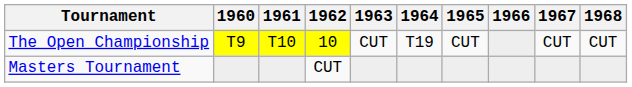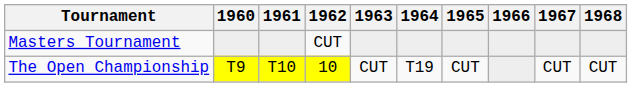rows swapped: (94, 69) <-> (109, 44)
